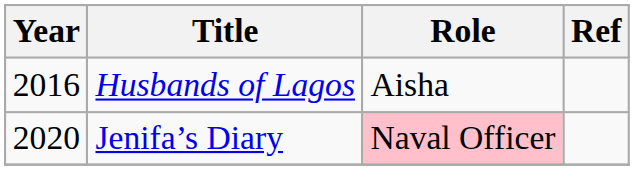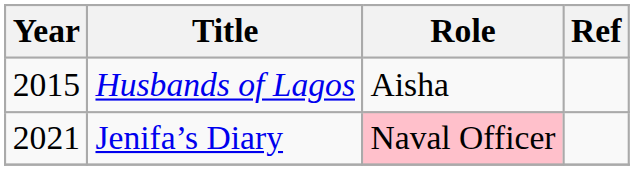(46, 84) 2016 -> (46, 84) 2015
(46, 137) 2020 -> (46, 137) 2021
